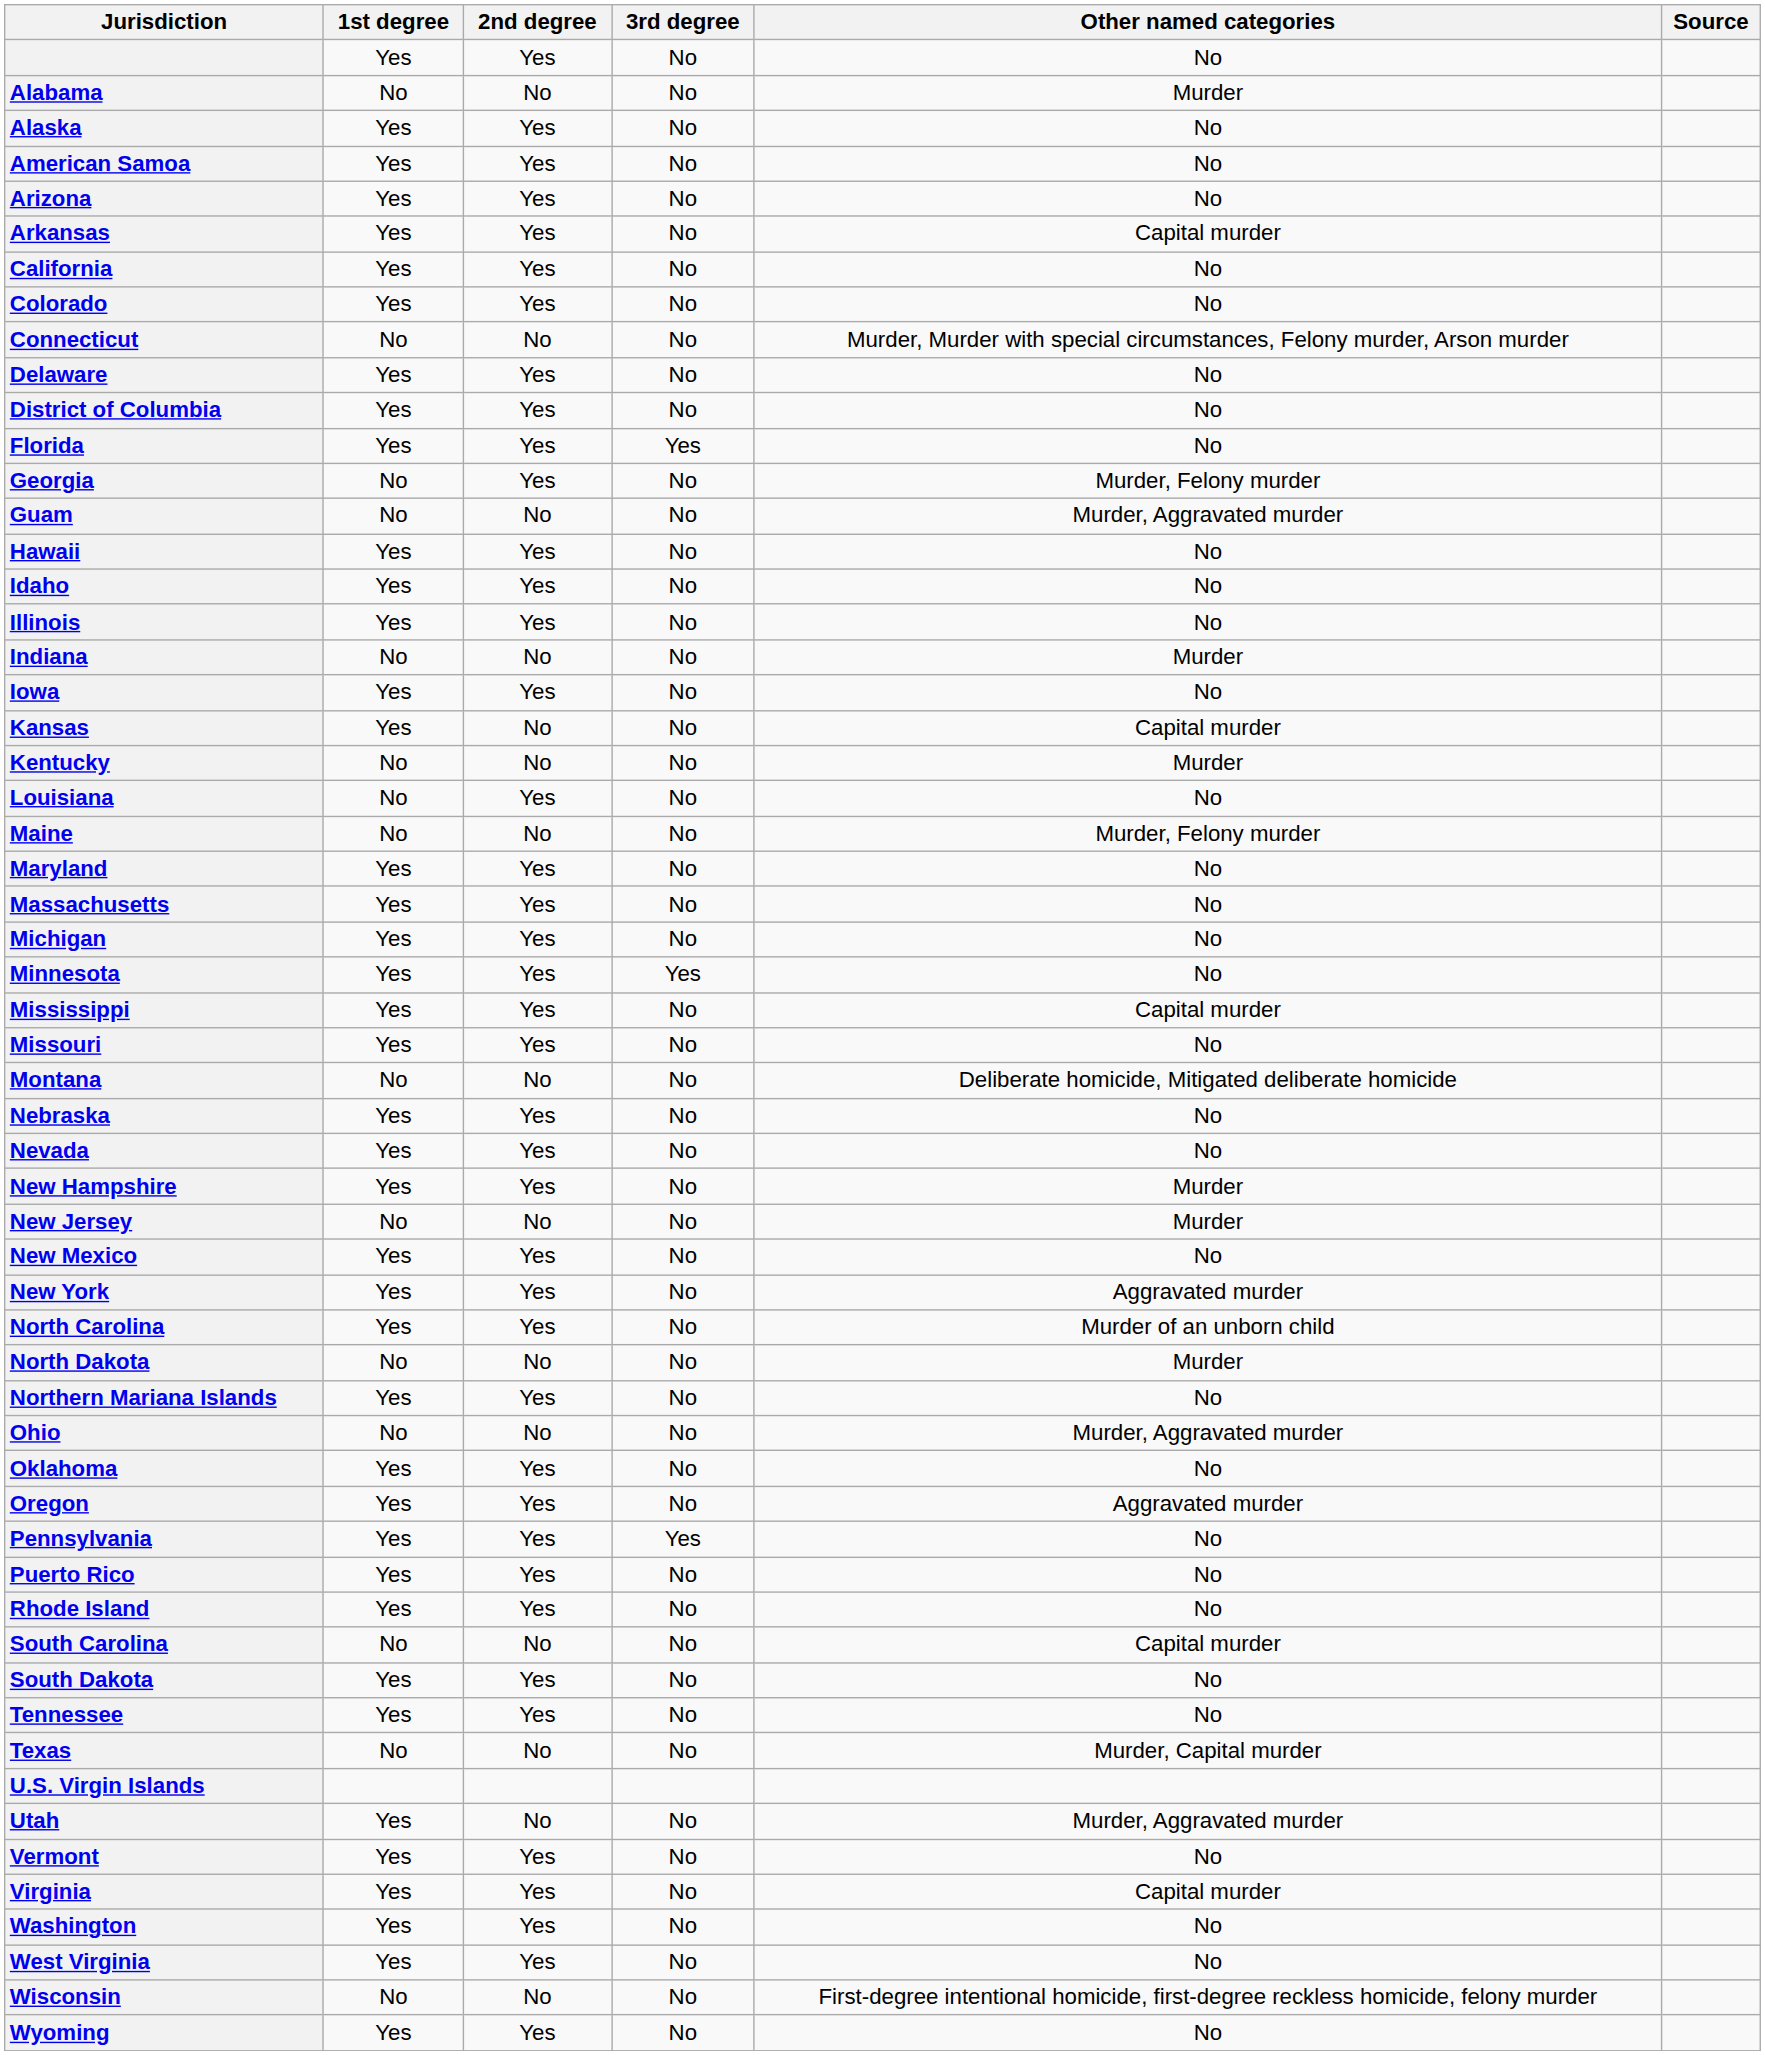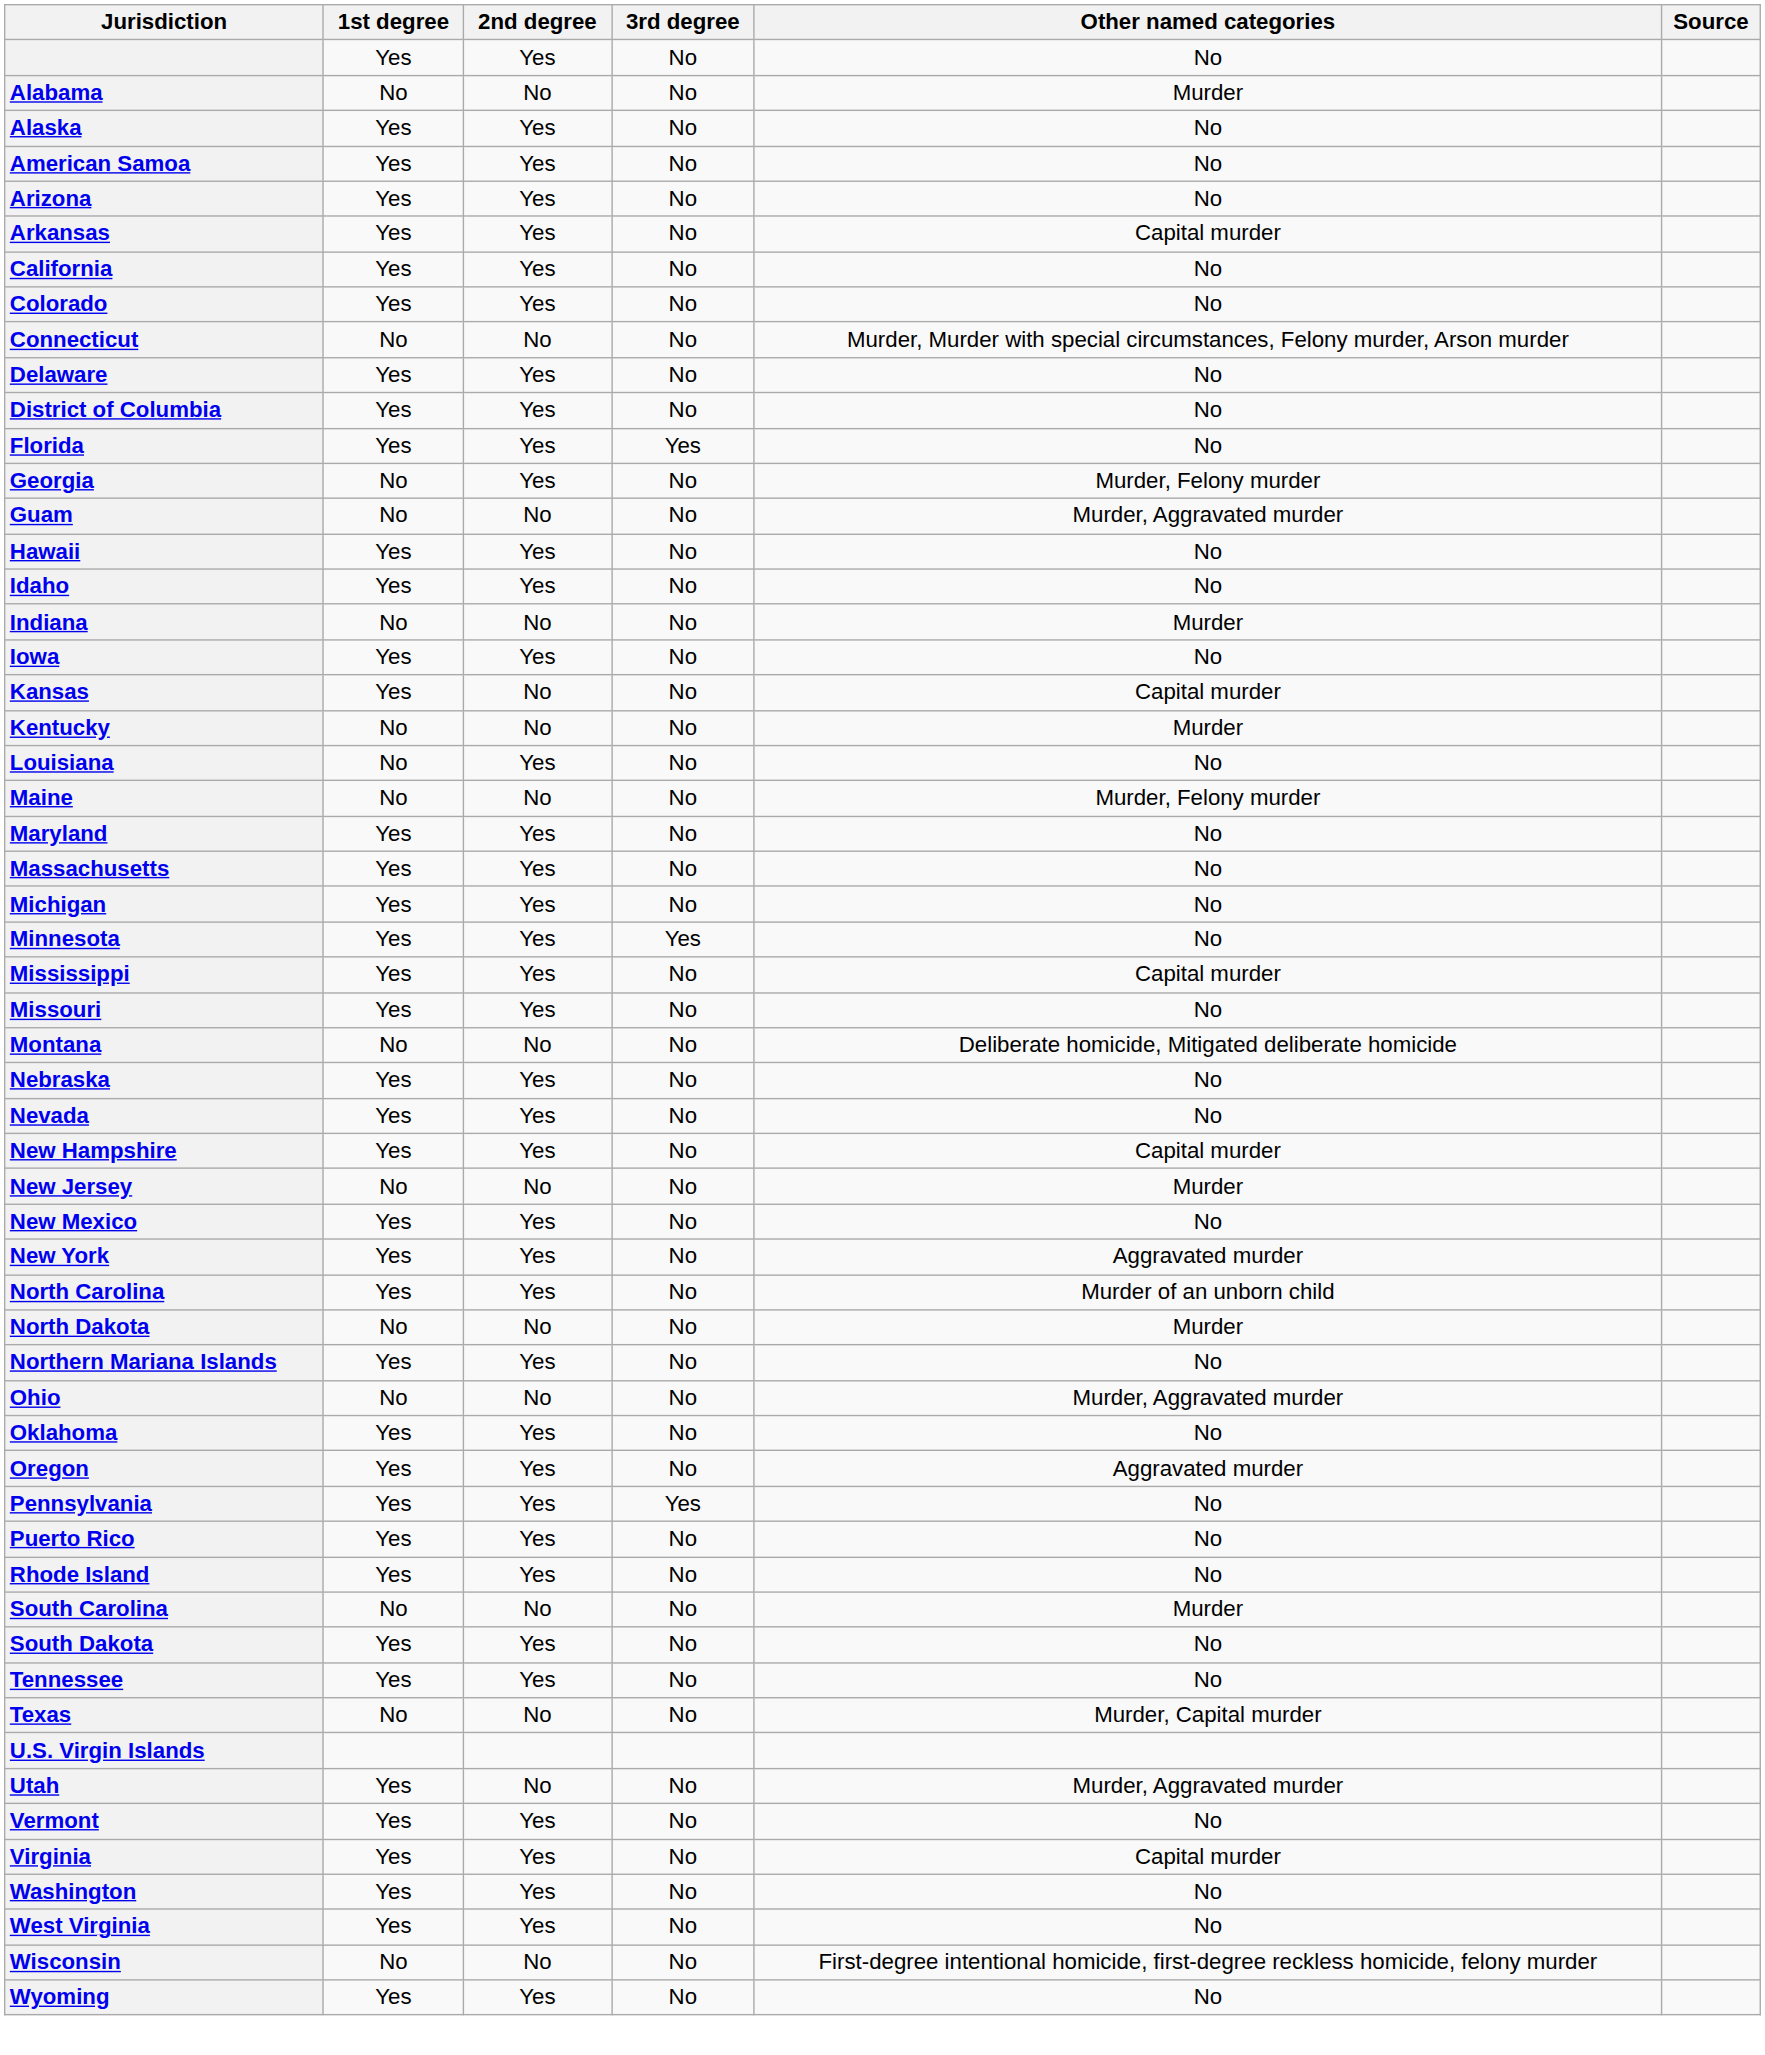- row: (45, 621)
(1208, 1186) Murder -> (1208, 1150) Capital murder
(1208, 1644) Capital murder -> (1208, 1609) Murder
